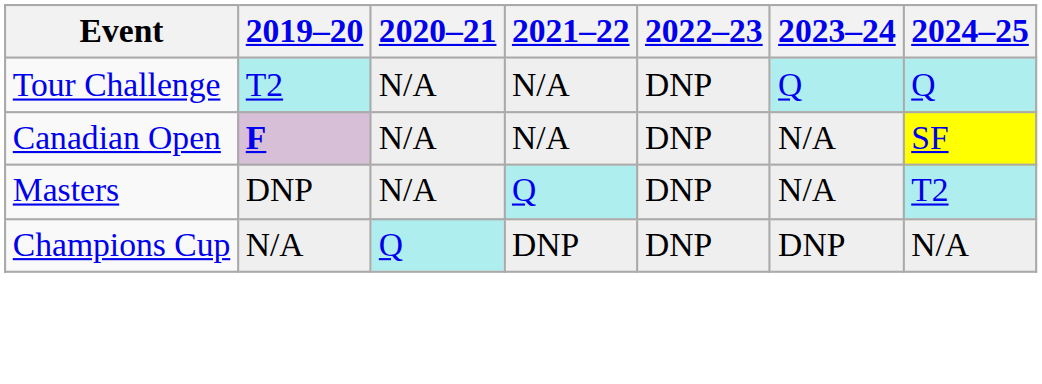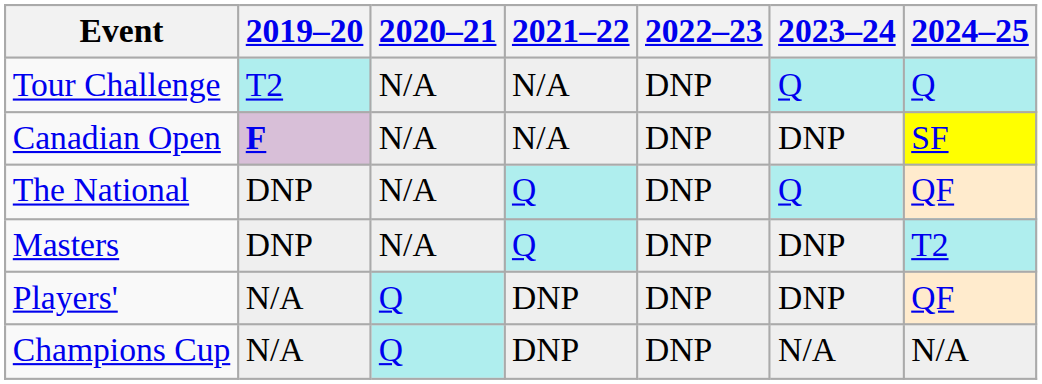(807, 137) N/A -> (812, 137) DNP
+ row: (101, 191)
(807, 191) N/A -> (812, 244) DNP
+ row: (65, 297)
(812, 244) DNP -> (807, 350) N/A
